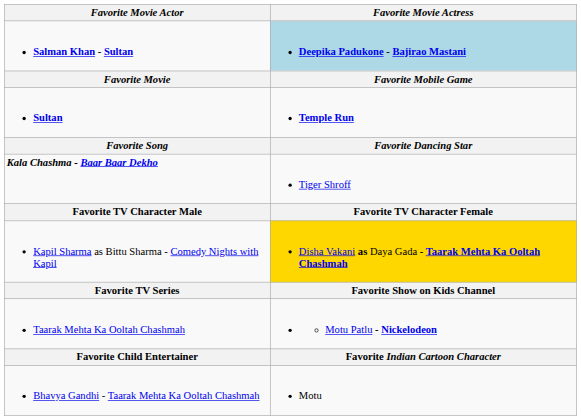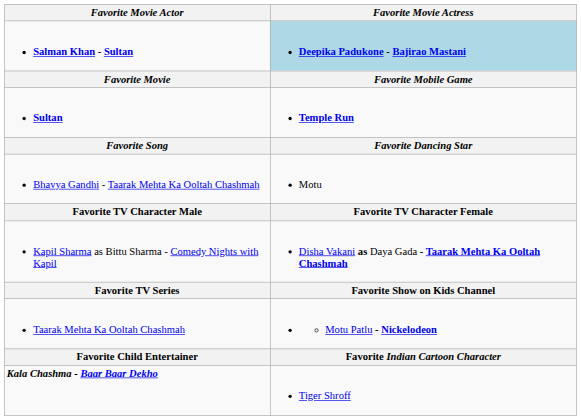rows swapped: (82, 162) <-> (137, 396)
(423, 257) gold background -> (423, 257) no background
